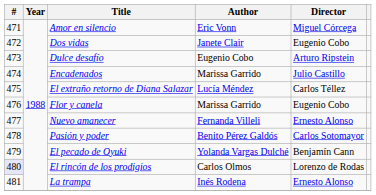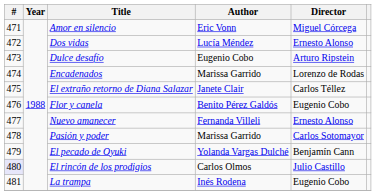(220, 43) Janete Clair -> (225, 43) Lucía Méndez
(321, 43) Eugenio Cobo -> (323, 43) Ernesto Alonso
(319, 74) Julio Castillo -> (329, 74) Lorenzo de Rodas
(225, 89) Lucía Méndez -> (220, 89) Janete Clair
(229, 105) Marissa Garrido -> (237, 105) Benito Pérez Galdós
(237, 136) Benito Pérez Galdós -> (229, 136) Marissa Garrido
(329, 167) Lorenzo de Rodas -> (319, 167) Julio Castillo
(323, 182) Ernesto Alonso -> (321, 182) Eugenio Cobo
